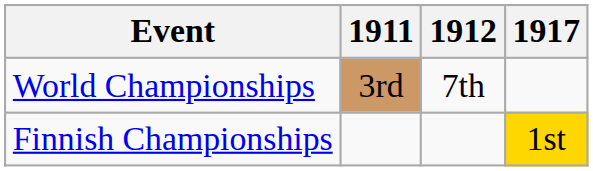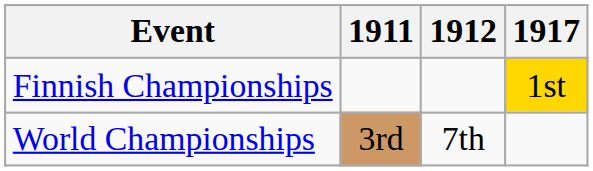rows swapped: (164, 84) <-> (173, 138)
